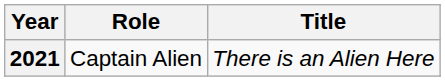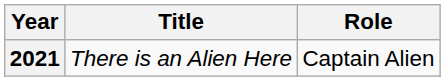columns swapped: (323, 22) <-> (136, 22)
